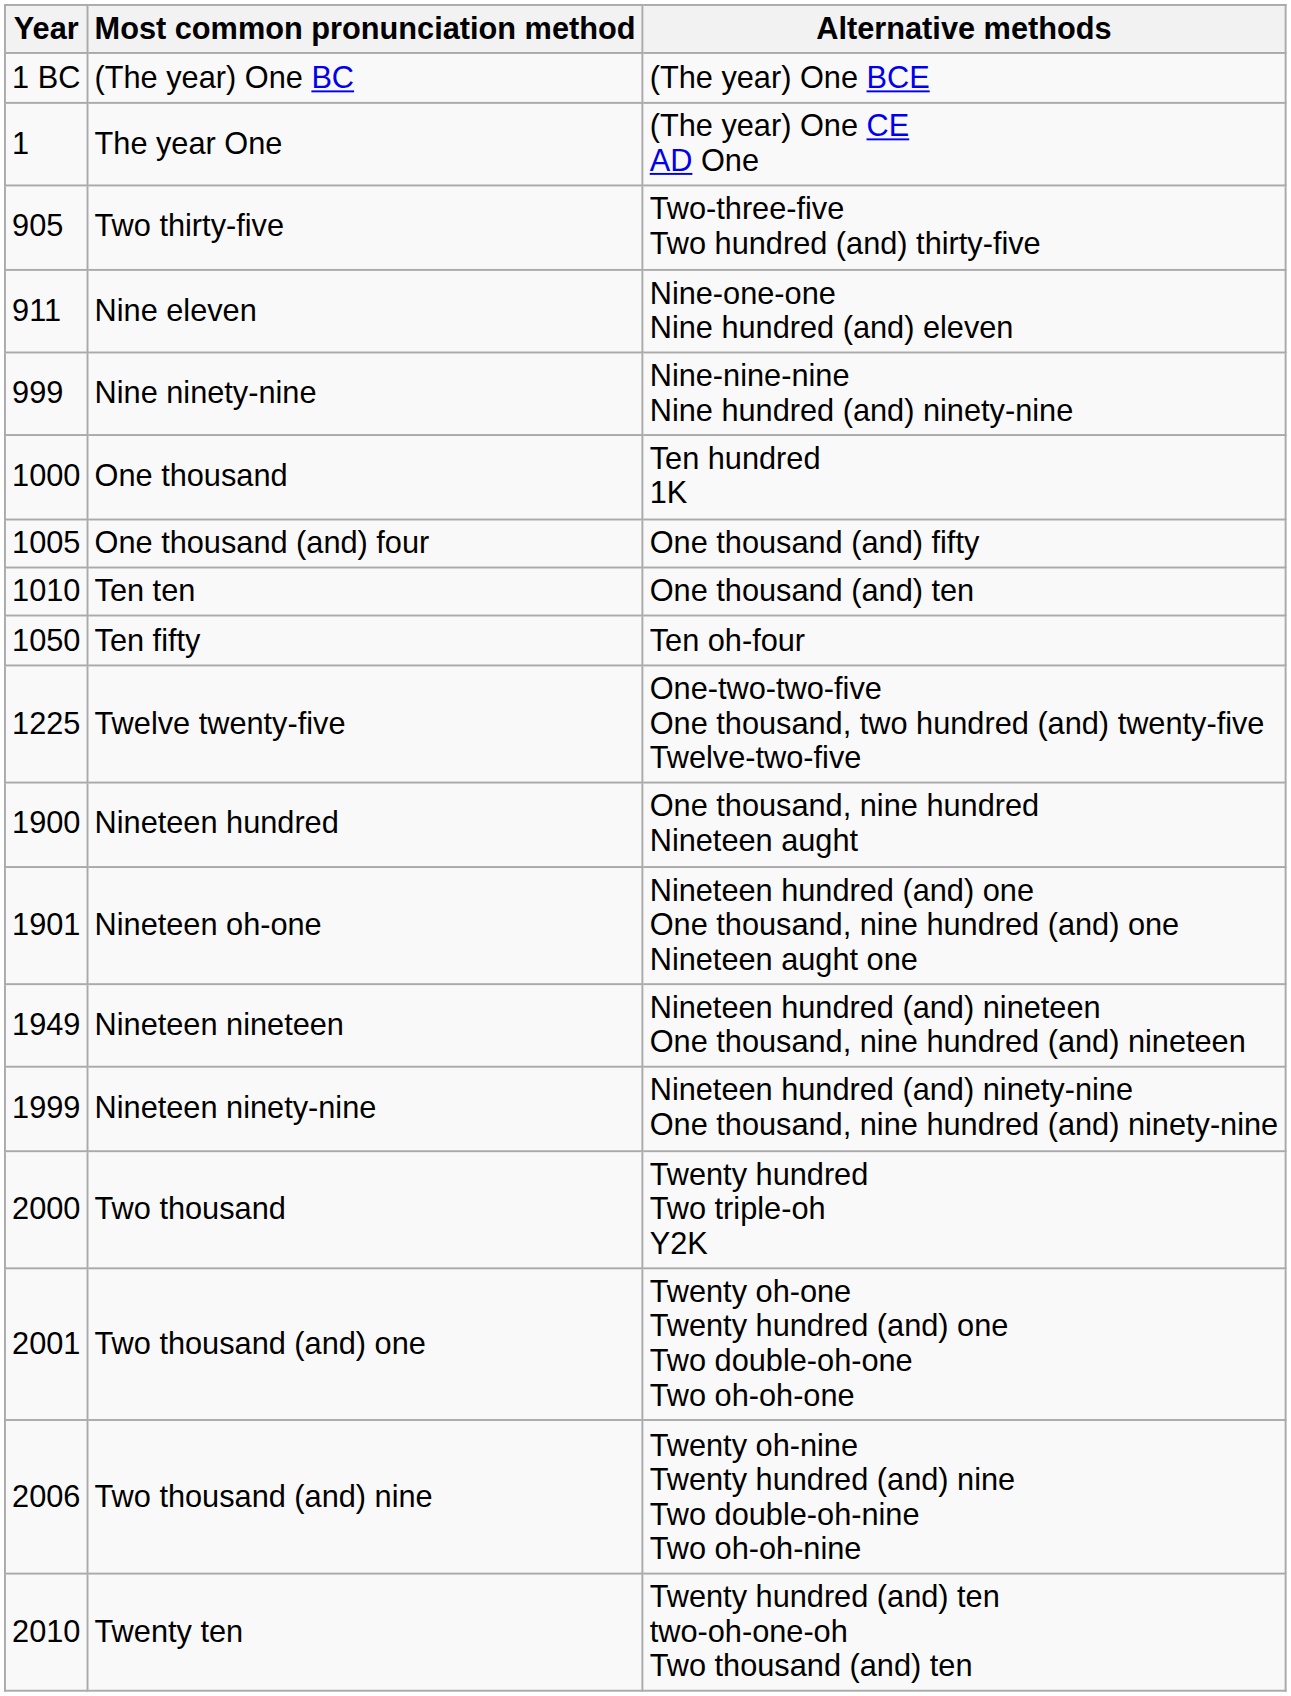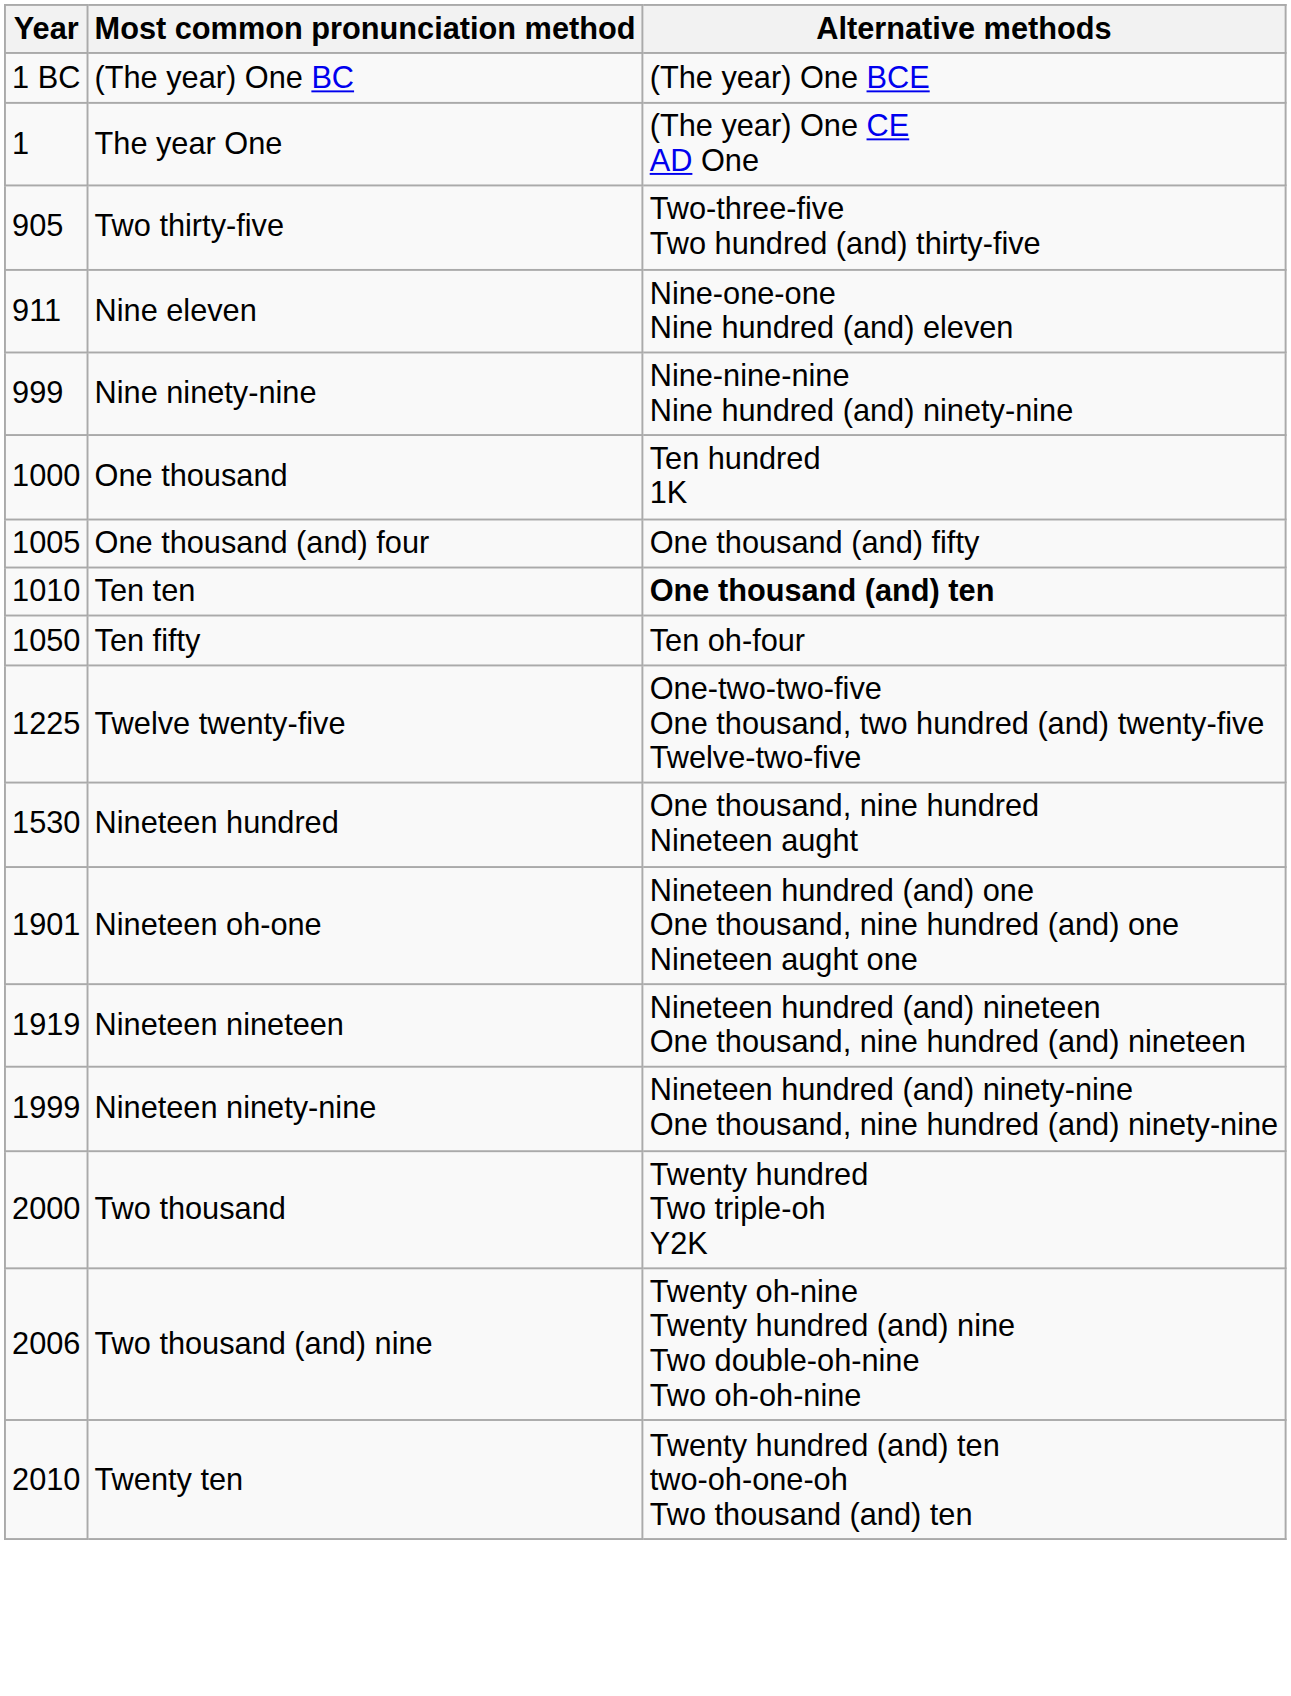(812, 591) normal -> (822, 591) bold
(46, 823) 1900 -> (46, 823) 1530
(46, 1025) 1949 -> (46, 1025) 1919
- row: (260, 1344)
